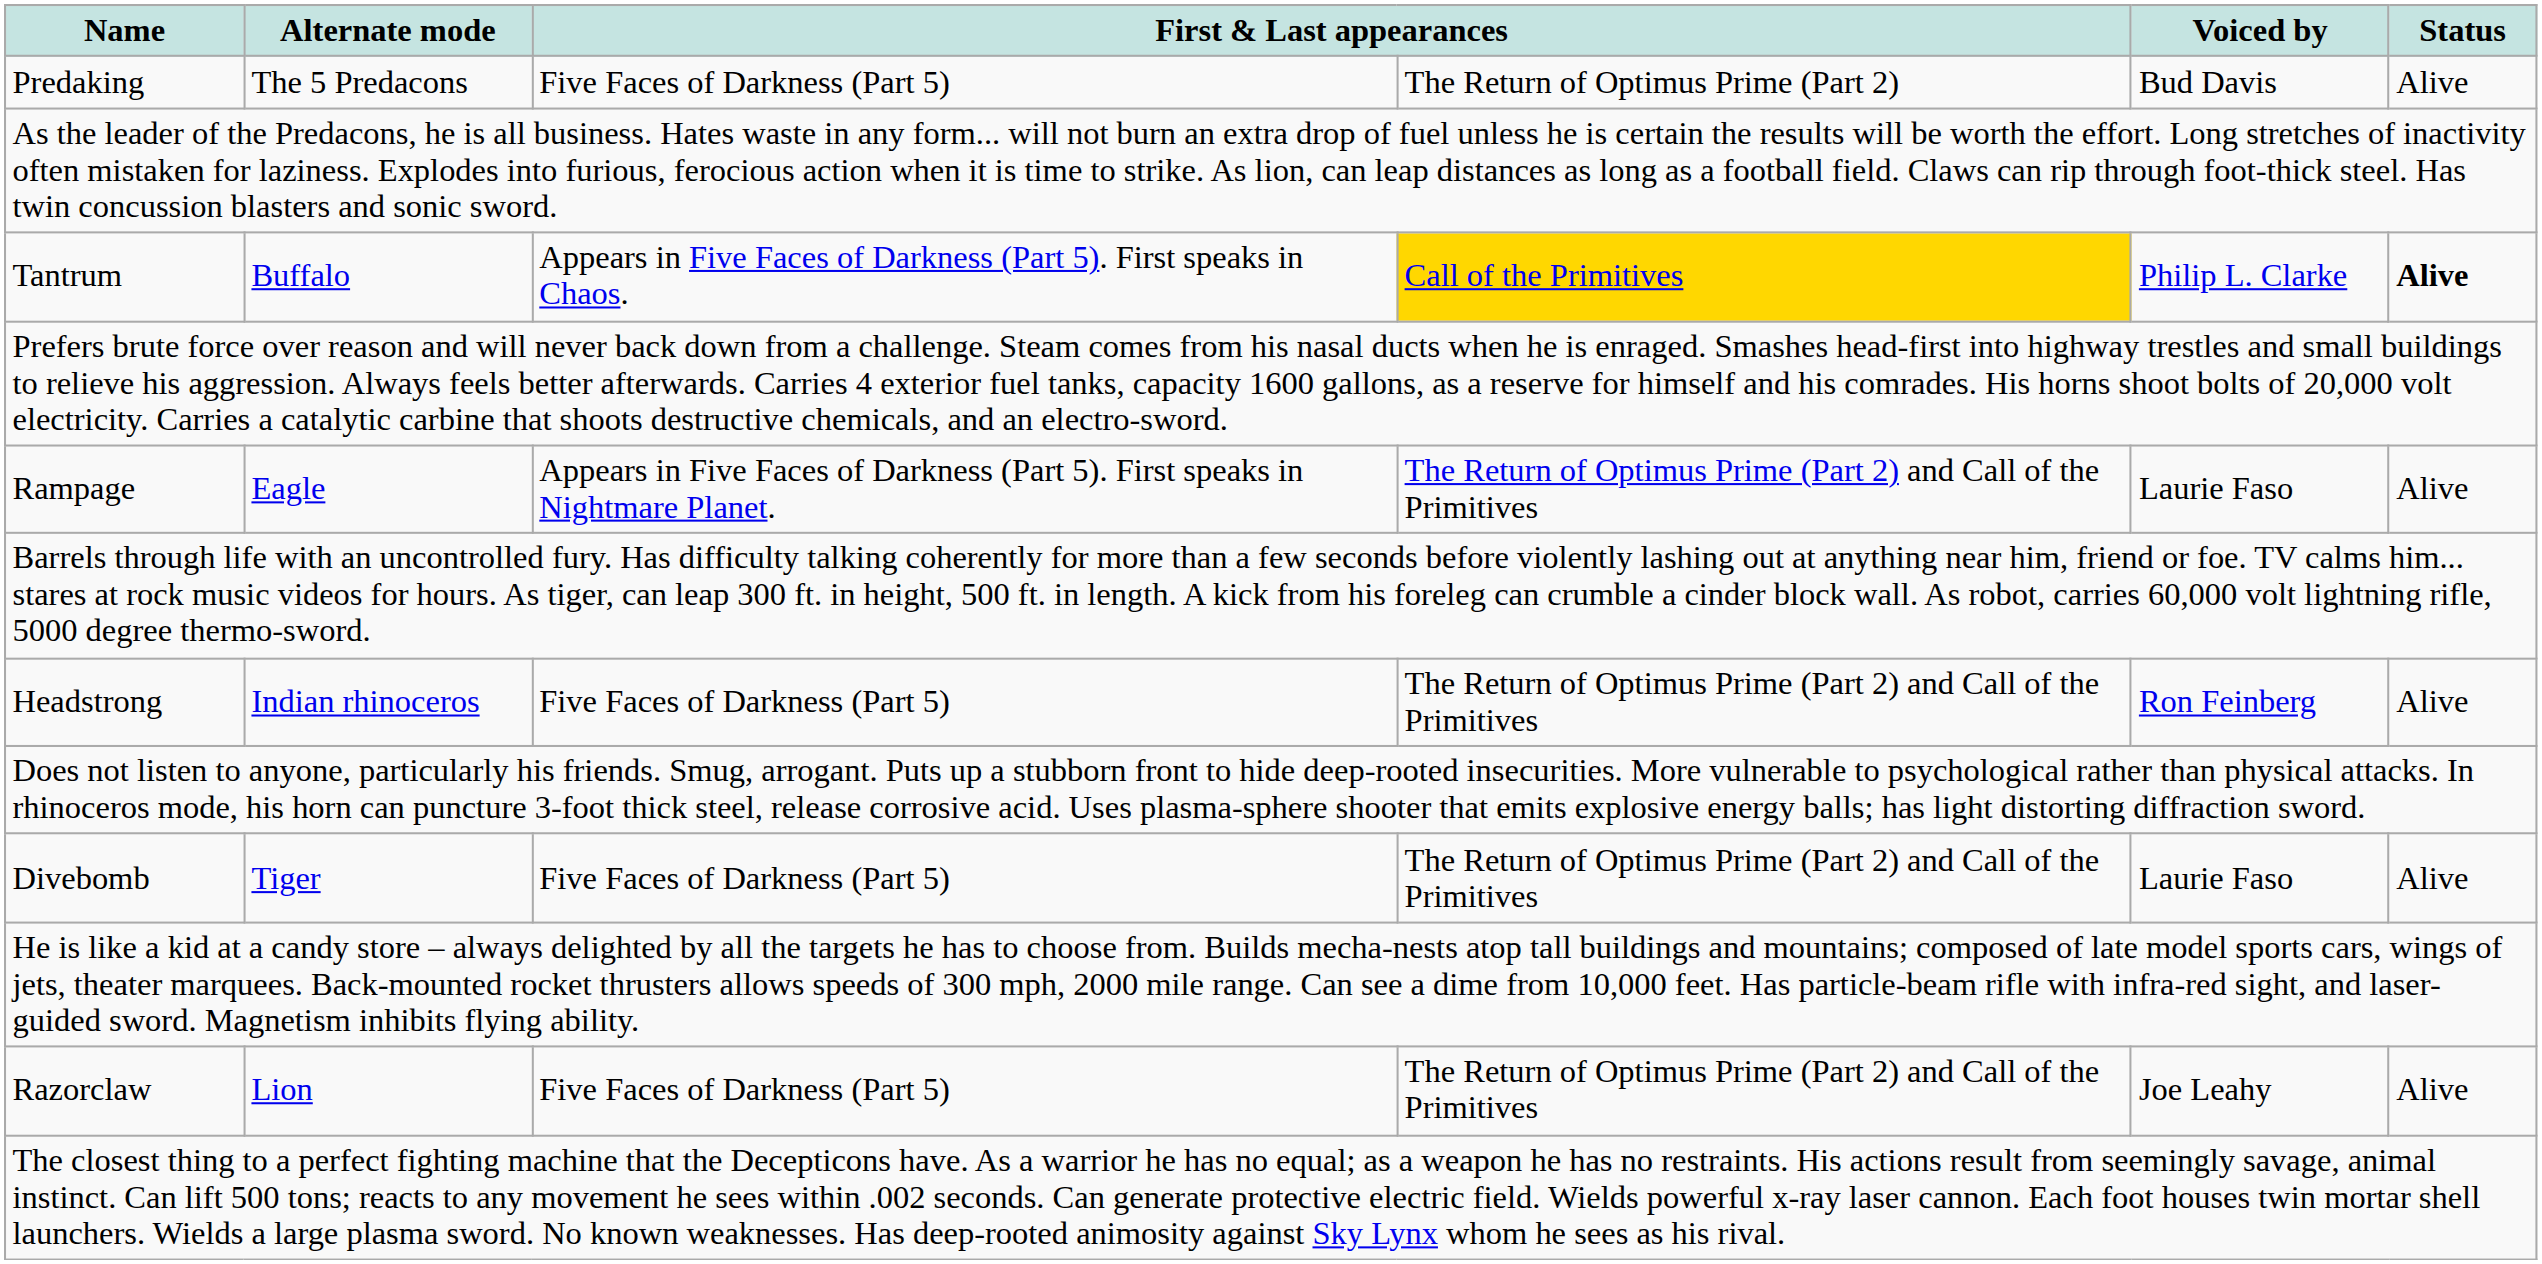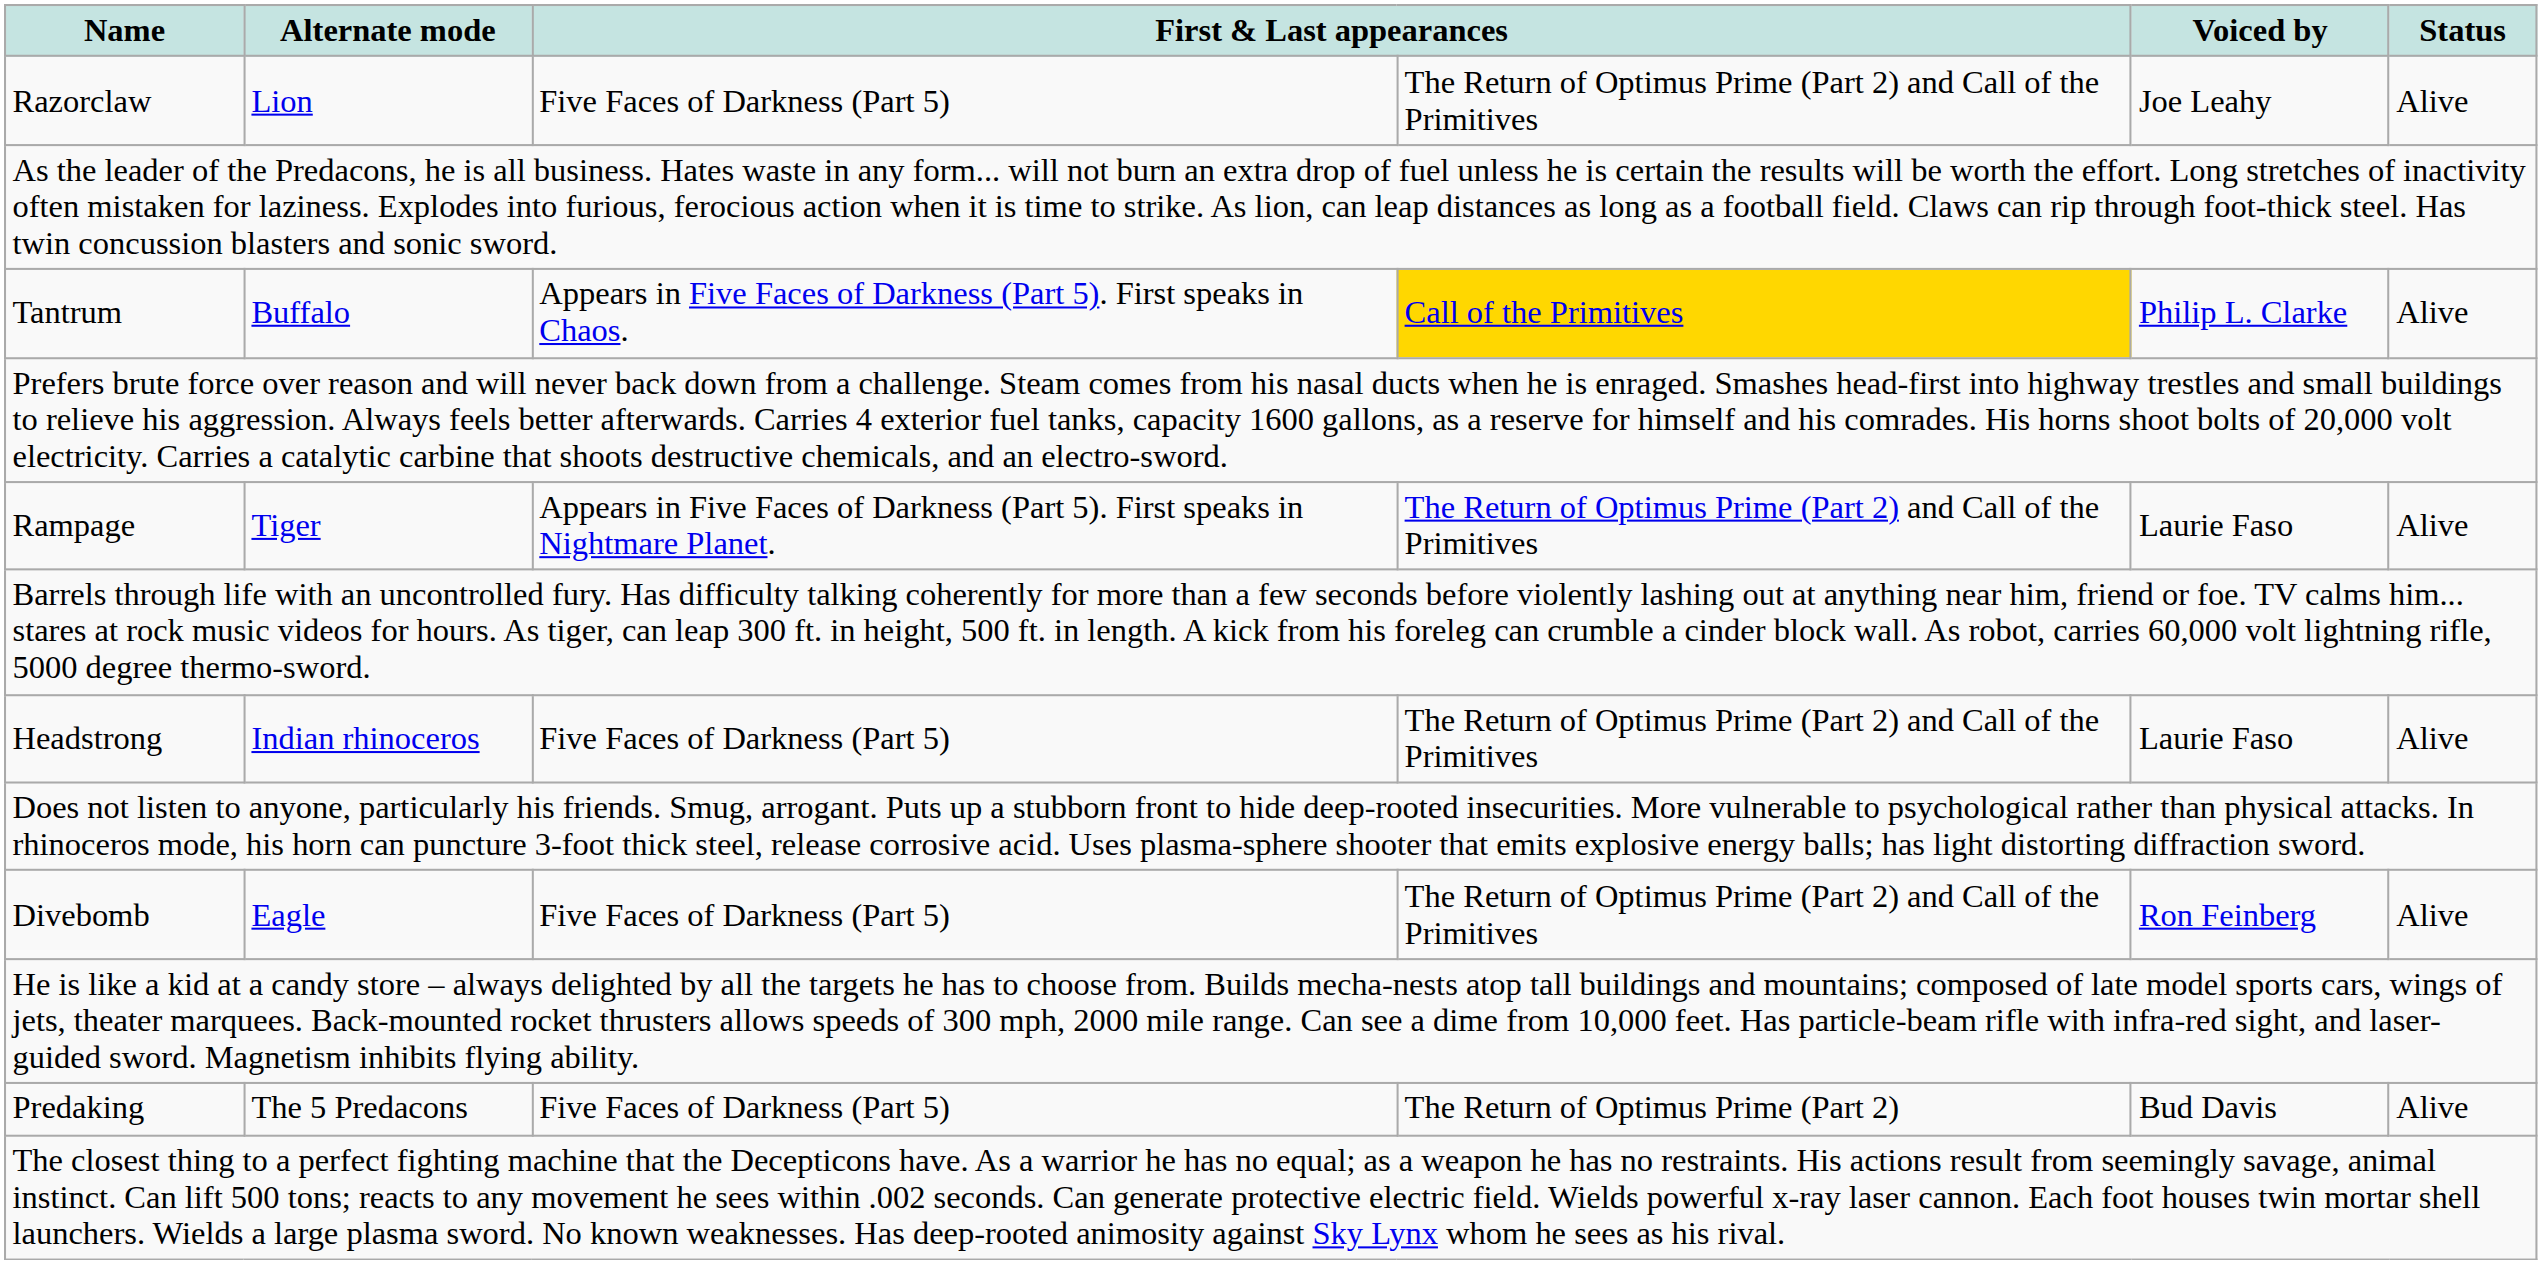rows swapped: (82, 1090) <-> (78, 81)
(2432, 276) bold -> (2432, 312) normal
(288, 488) Eagle -> (286, 525) Tiger
(2227, 701) Ron Feinberg -> (2216, 737) Laurie Faso
(286, 877) Tiger -> (288, 914) Eagle
(2216, 877) Laurie Faso -> (2227, 914) Ron Feinberg
